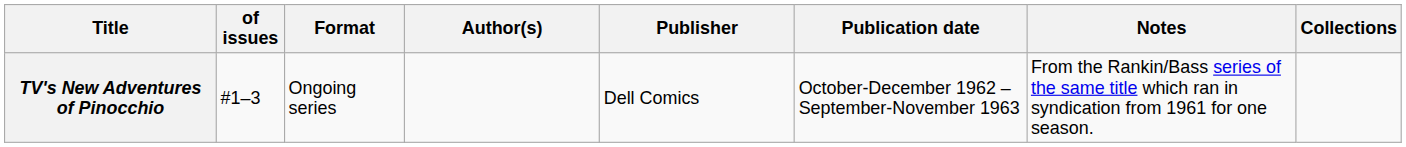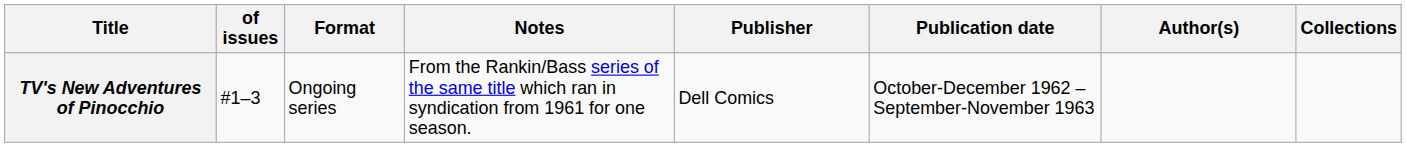columns swapped: (502, 28) <-> (1162, 28)
